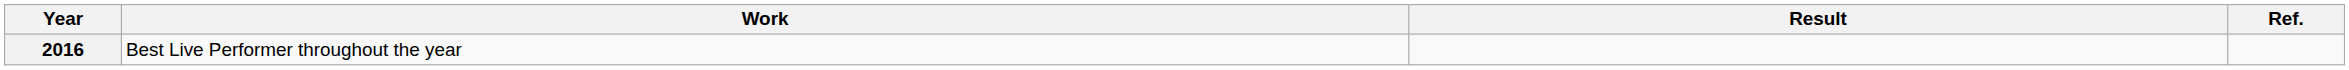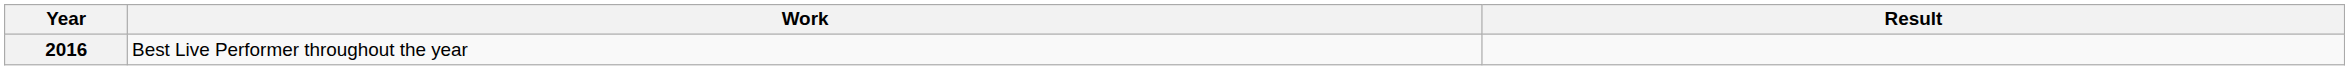- column: (2286, 19)
